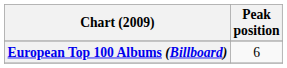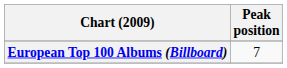(257, 52) 6 -> (257, 52) 7
